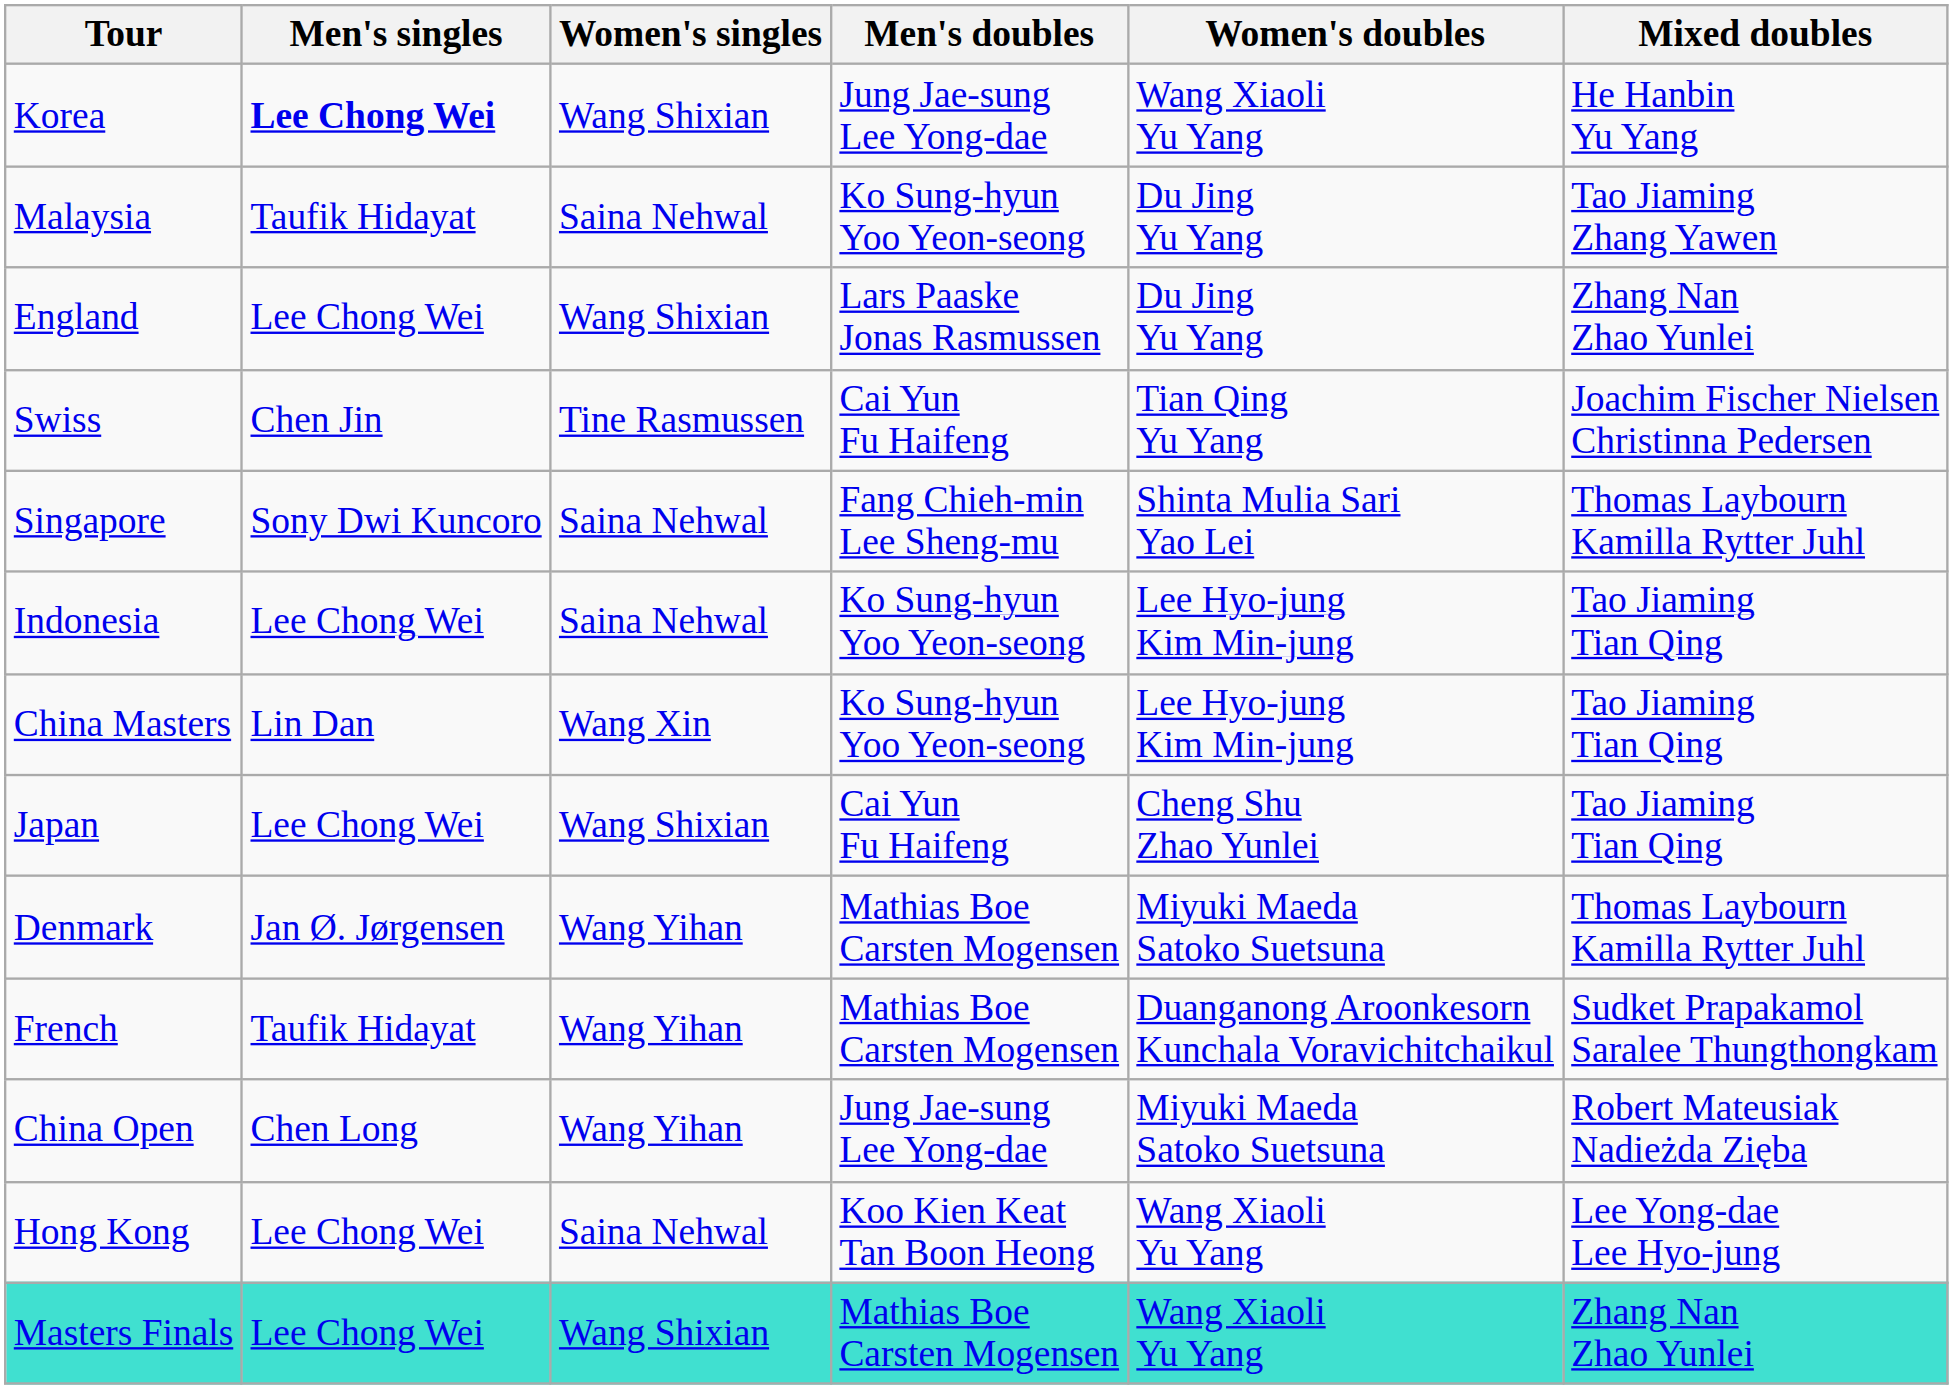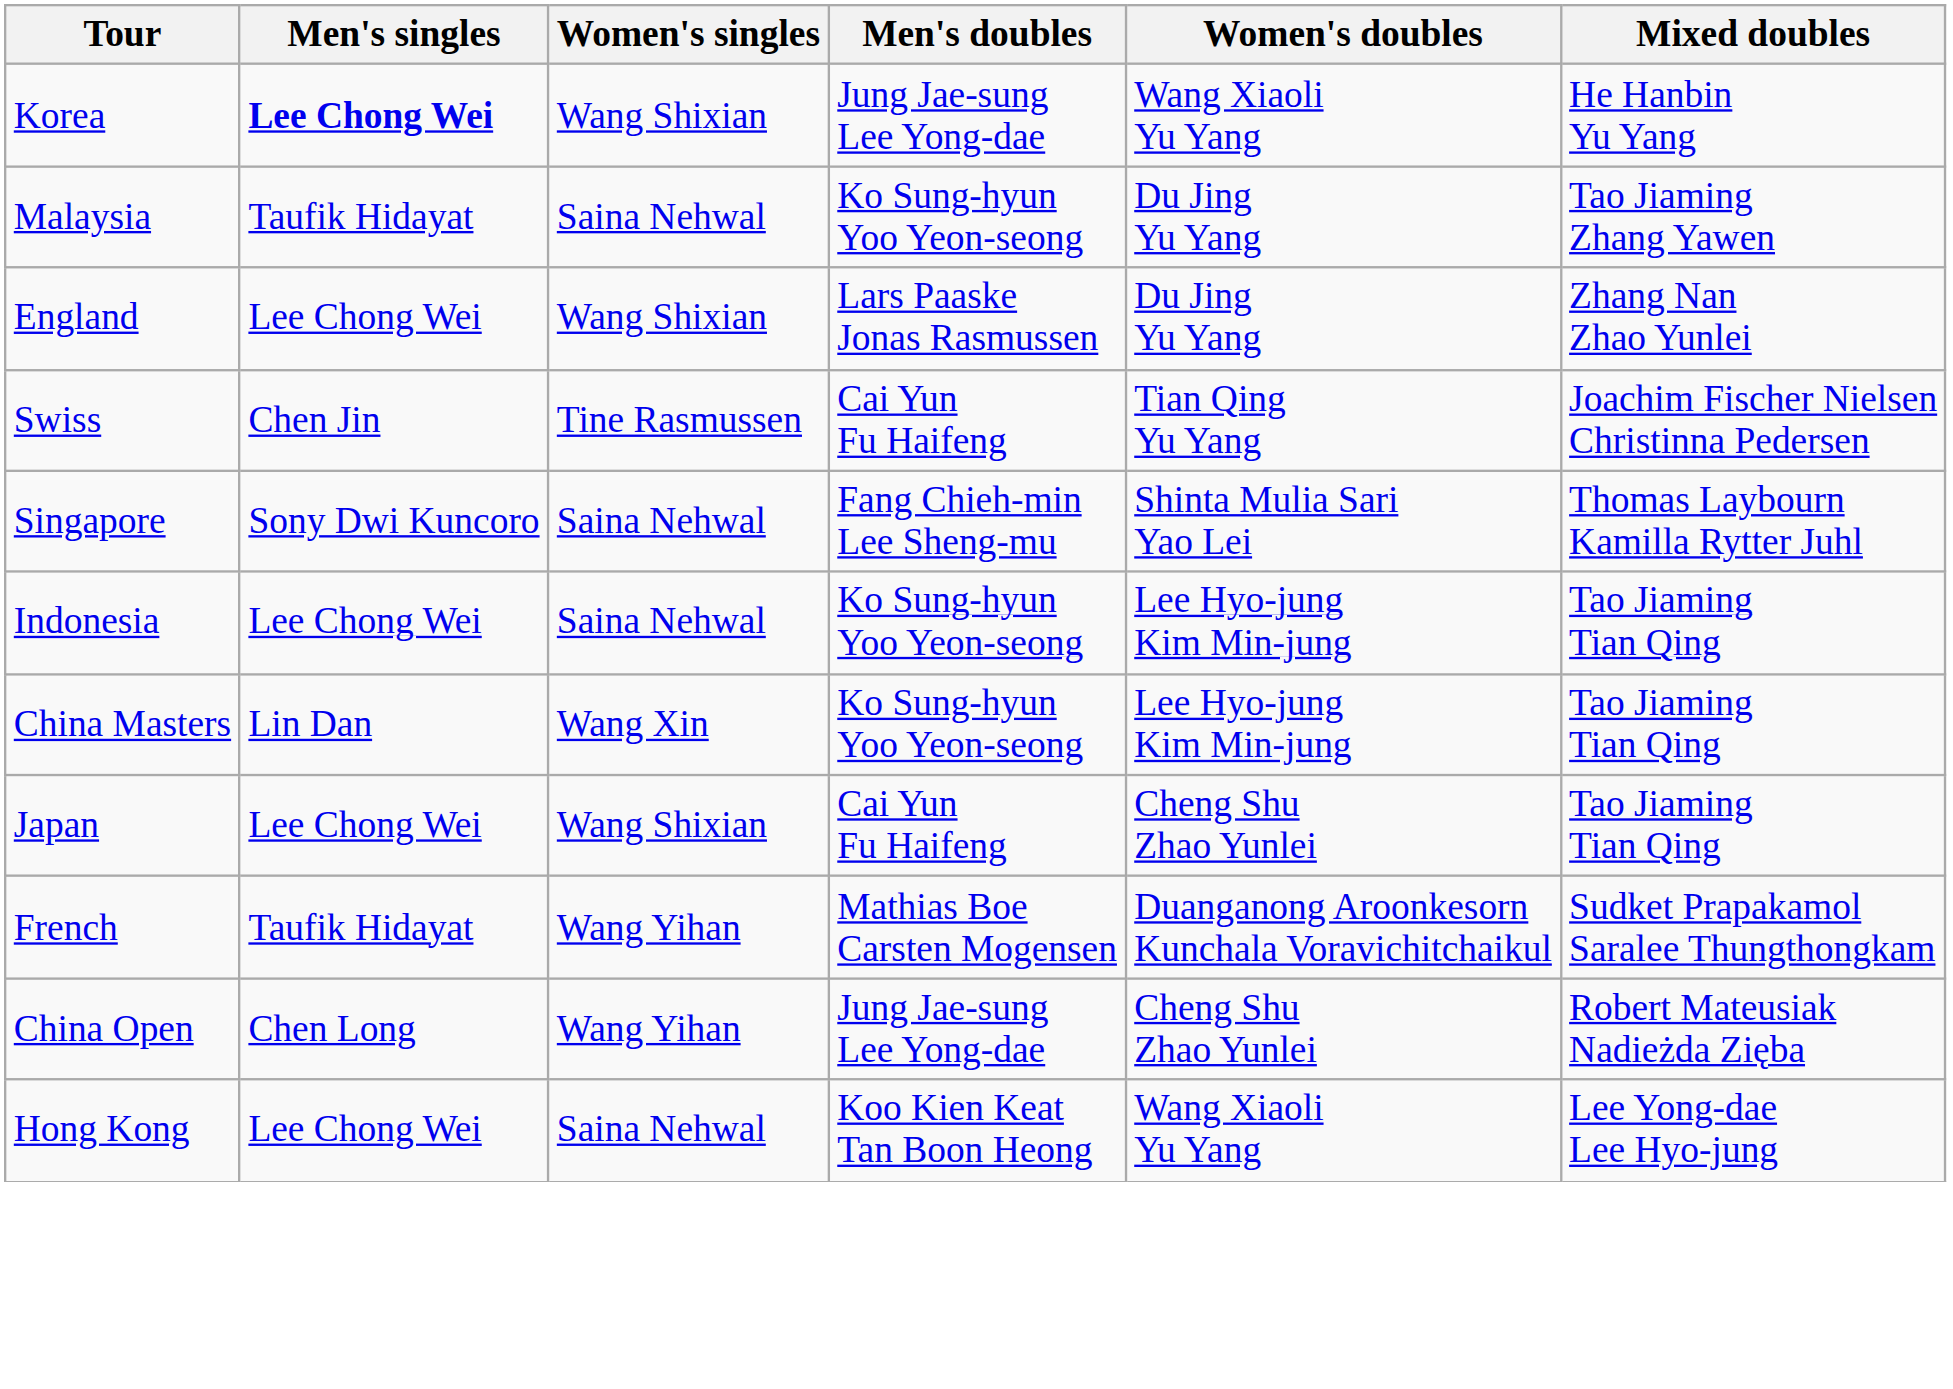- row: (83, 926)
(1261, 1129) Miyuki Maeda Satoko Suetsuna -> (1226, 1028) Cheng Shu Zhao Yunlei
- row: (124, 1332)
